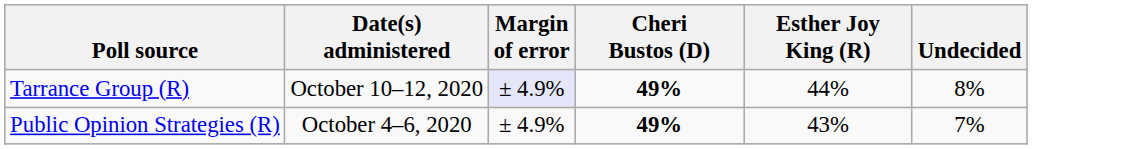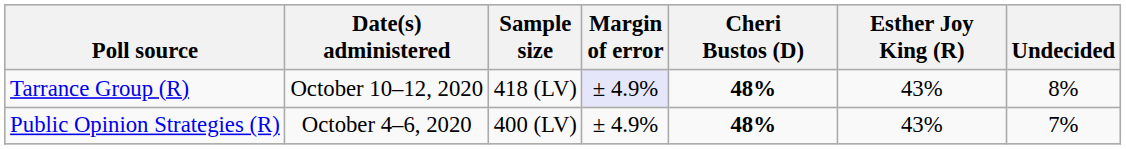+ column: (535, 37)
(659, 88) 49% -> (753, 88) 48%
(828, 88) 44% -> (922, 88) 43%
(659, 125) 49% -> (753, 125) 48%
